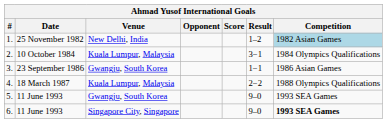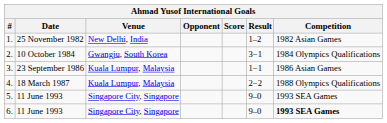(309, 40) lightblue background -> (309, 40) no background
(131, 54) Kuala Lumpur, Malaysia -> (128, 54) Gwangju, South Korea
(128, 69) Gwangju, South Korea -> (131, 69) Kuala Lumpur, Malaysia
(128, 97) Gwangju, South Korea -> (133, 97) Singapore City, Singapore
